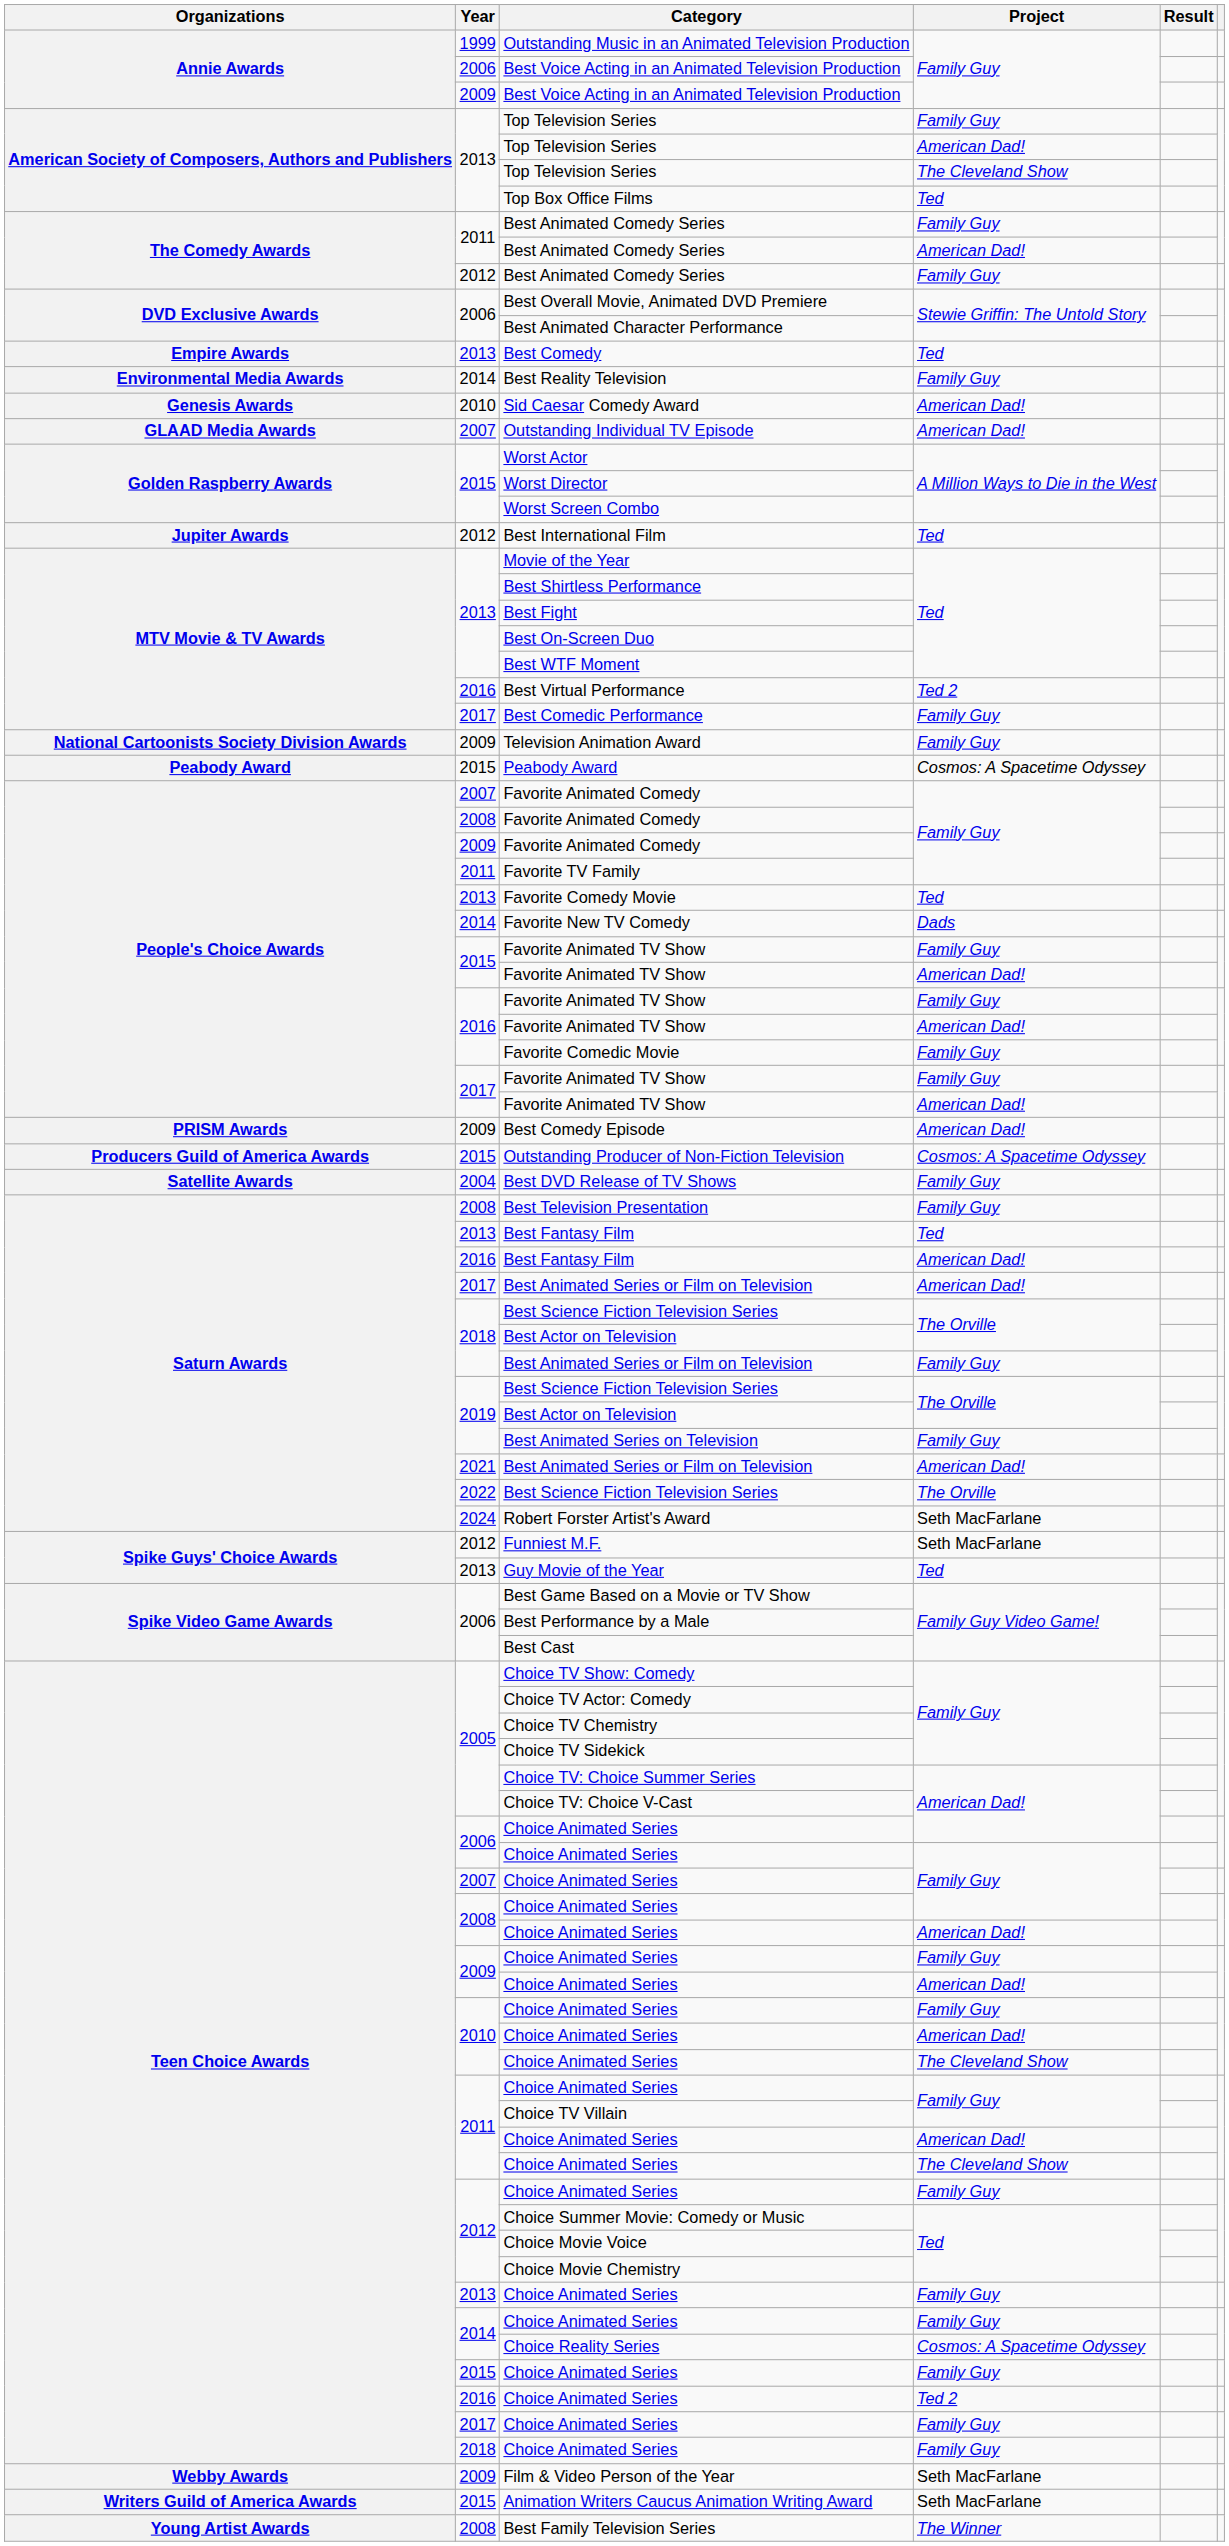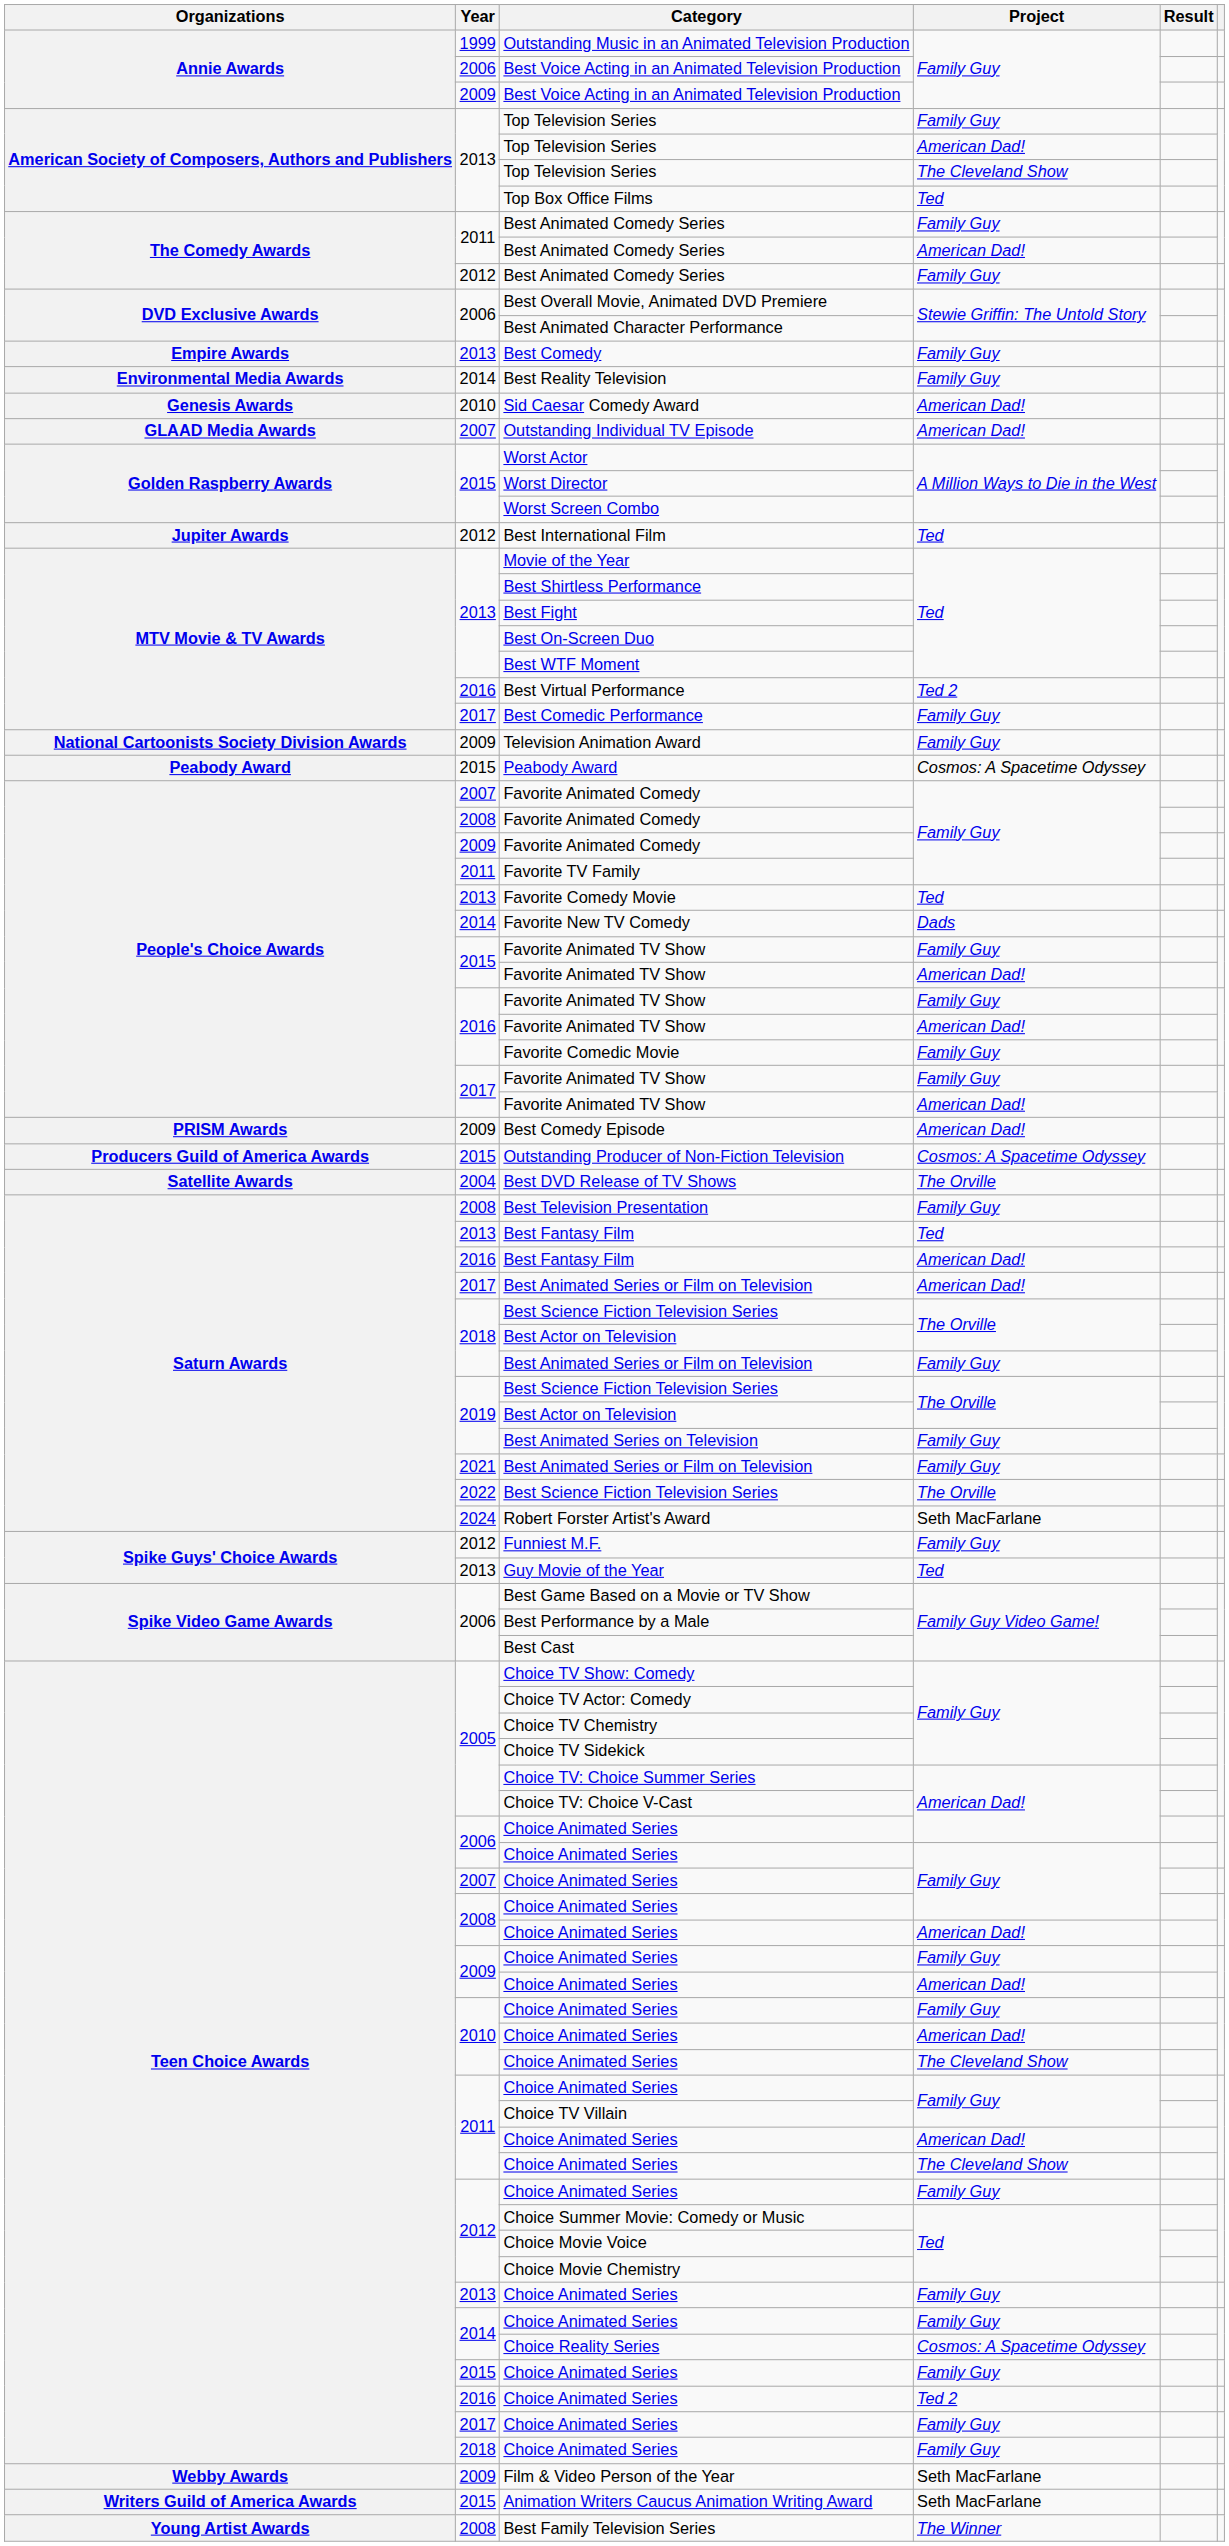(930, 353) Ted -> (958, 353) Family Guy
(958, 1182) Family Guy -> (956, 1182) The Orville
(971, 1466) American Dad! -> (958, 1466) Family Guy
(979, 1544) Seth MacFarlane -> (958, 1544) Family Guy
